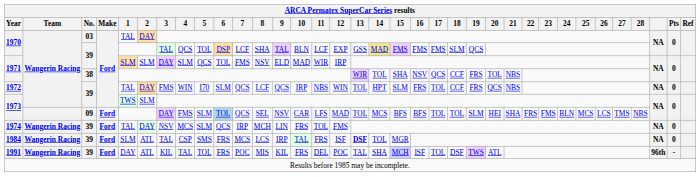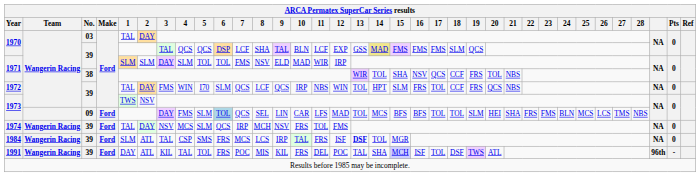(204, 49) TOL -> (204, 49) QCS
(204, 62) QCS -> (204, 62) TOL
(147, 101) SLM -> (147, 101) NSV
(282, 114) NSV -> (282, 114) LIN
(282, 126) LIN -> (282, 126) NSV
